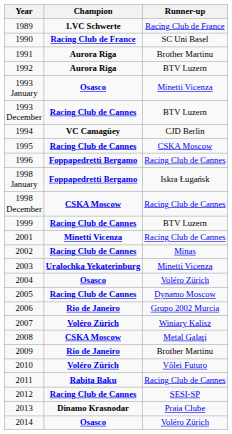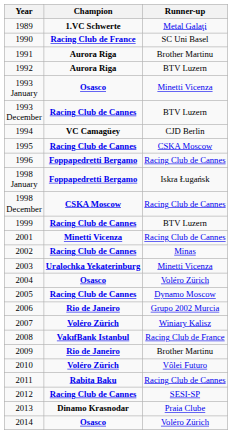(185, 26) Racing Club de France -> (185, 26) Metal Galaţi
(93, 337) CSKA Moscow -> (93, 337) VakıfBank Istanbul
(185, 337) Metal Galaţi -> (185, 337) Racing Club de France
